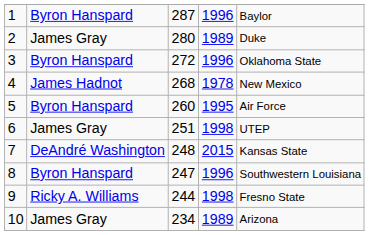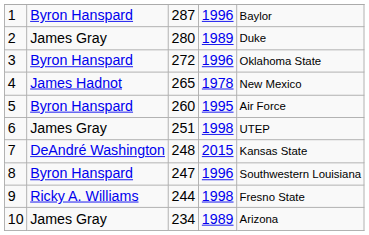(183, 83) 268 -> (183, 83) 265
